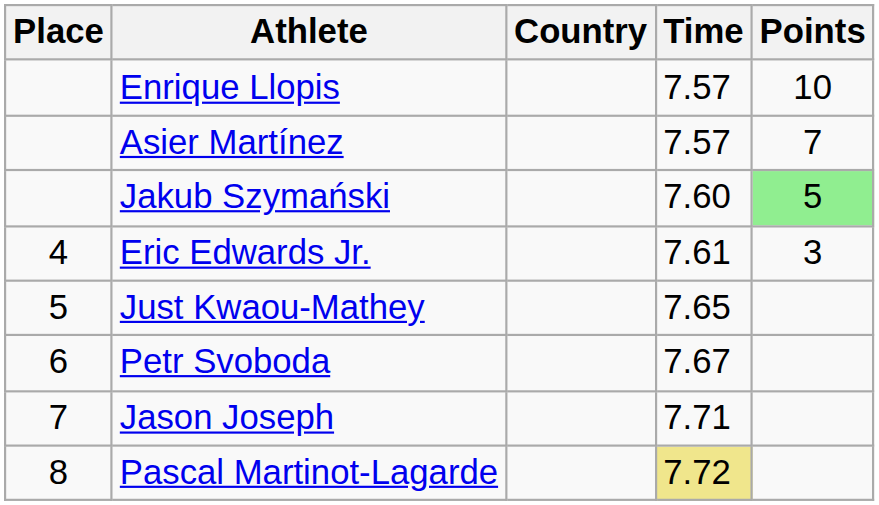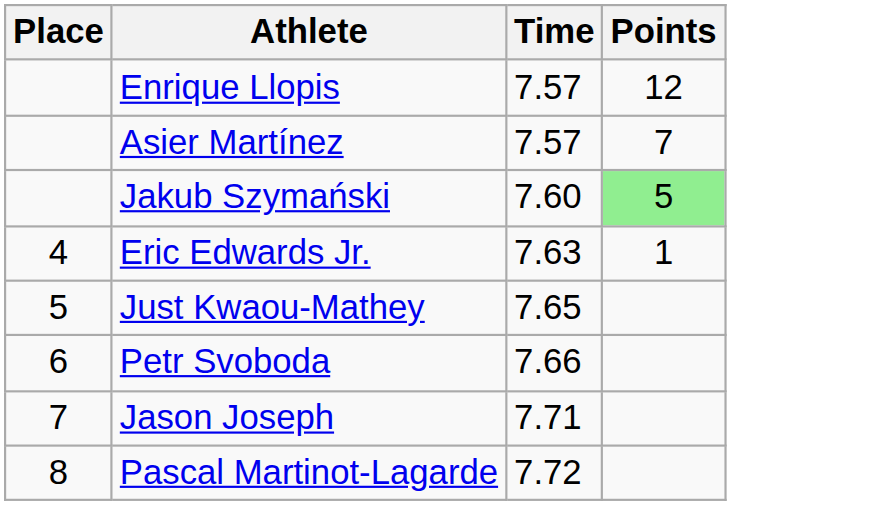- column: (581, 32)
(813, 87) 10 -> (664, 87) 12
(697, 252) 7.61 -> (548, 252) 7.63
(813, 252) 3 -> (664, 252) 1
(697, 362) 7.67 -> (548, 362) 7.66
(697, 472) khaki background -> (548, 472) no background
